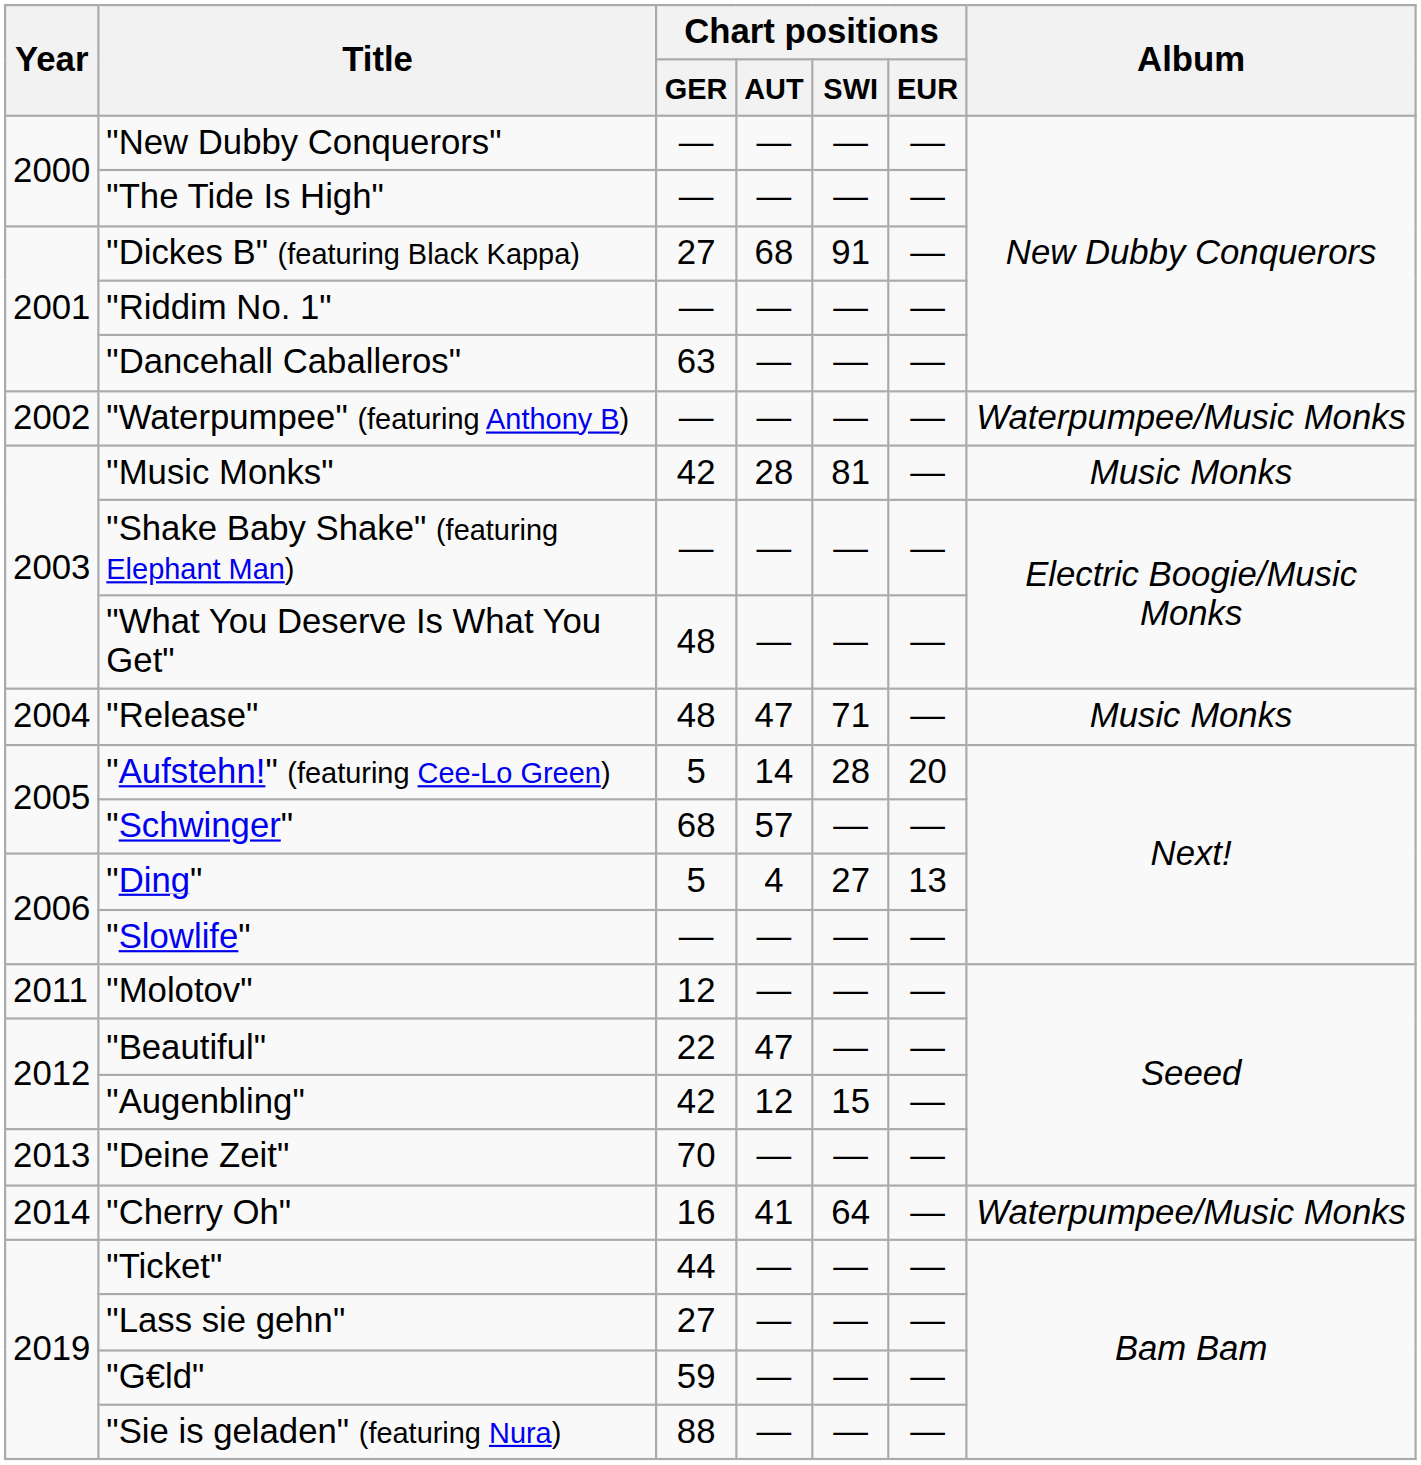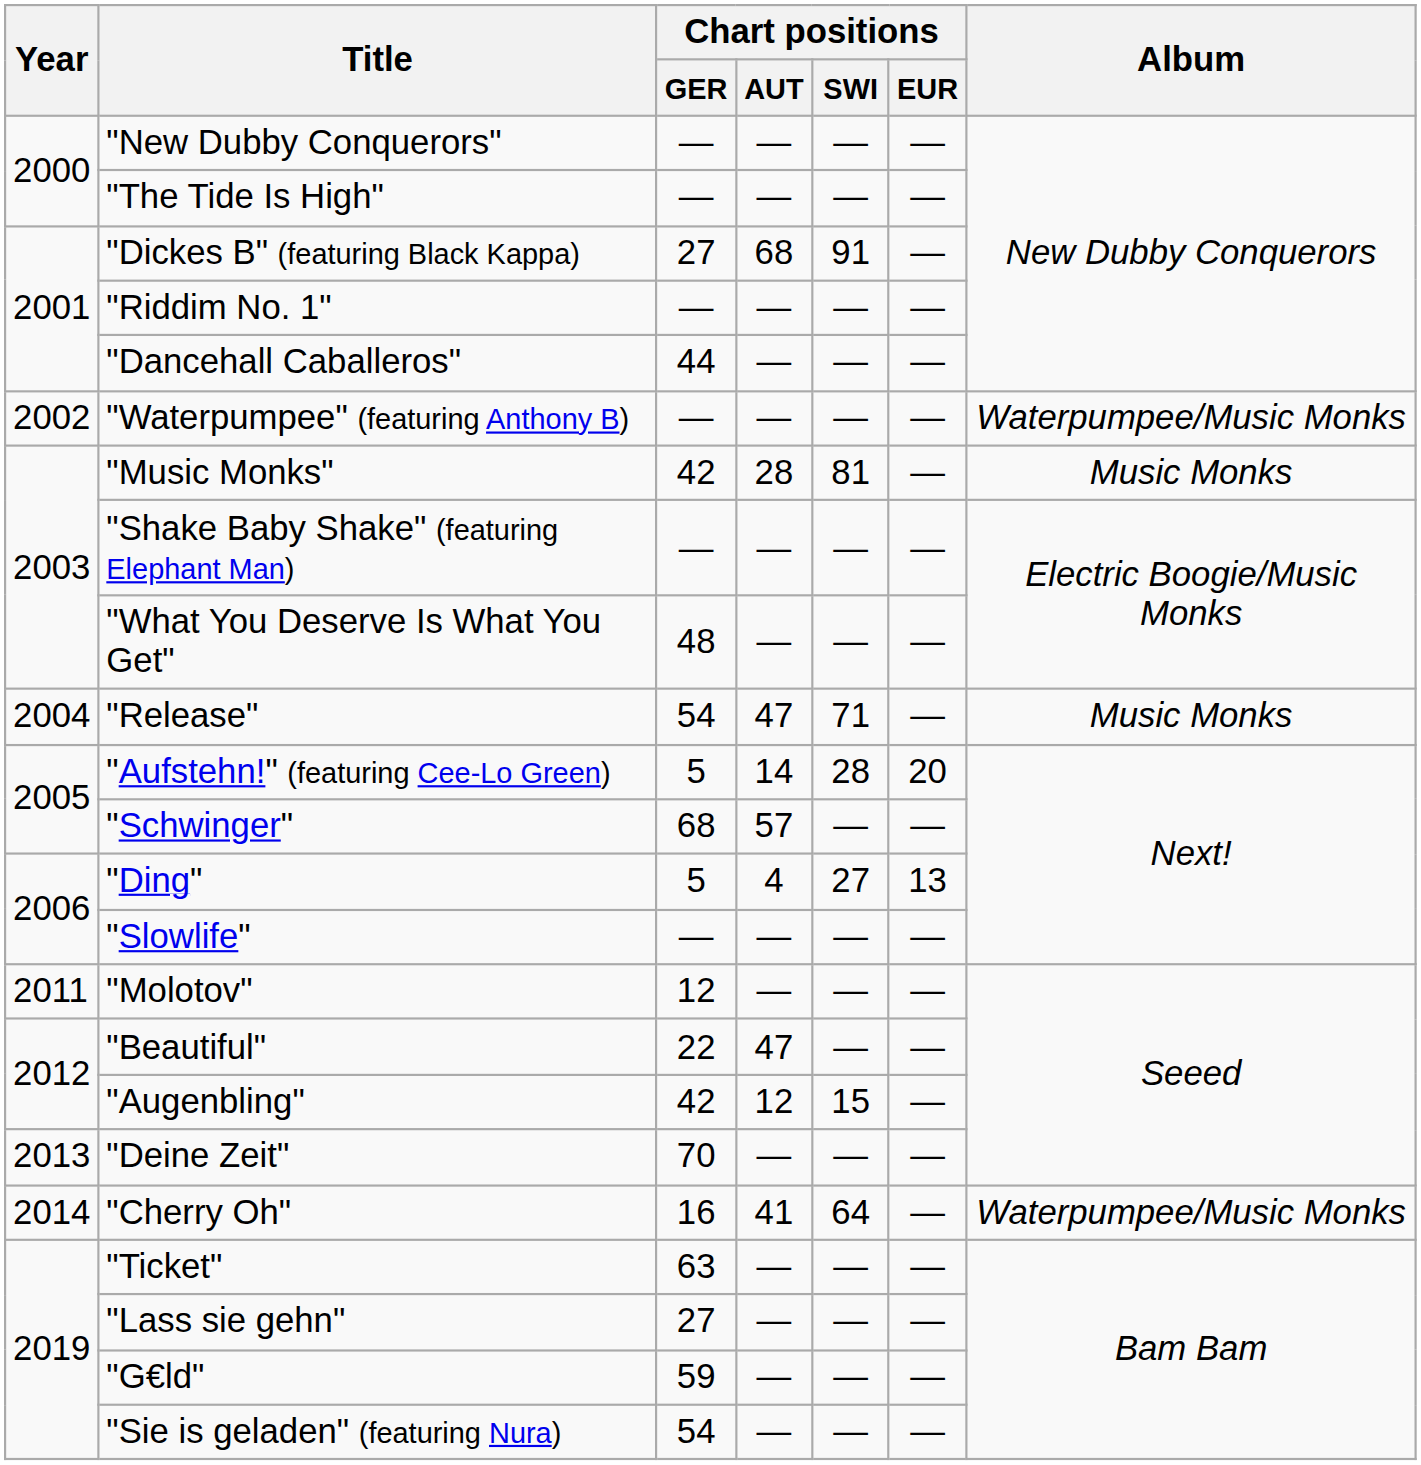(696, 362) 63 -> (696, 362) 44
(696, 715) 48 -> (696, 715) 54
(696, 1266) 44 -> (696, 1266) 63
(696, 1431) 88 -> (696, 1431) 54
